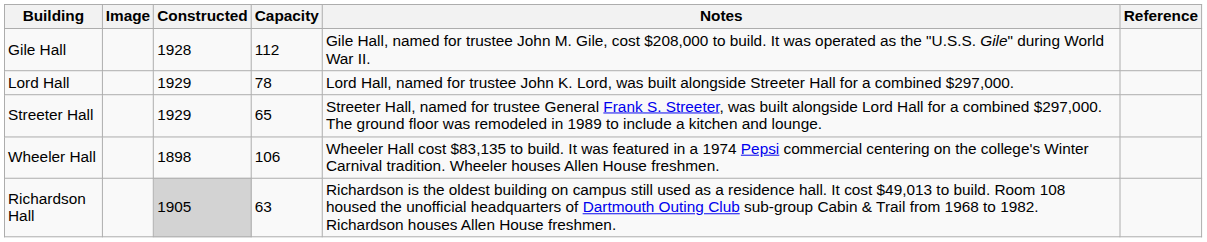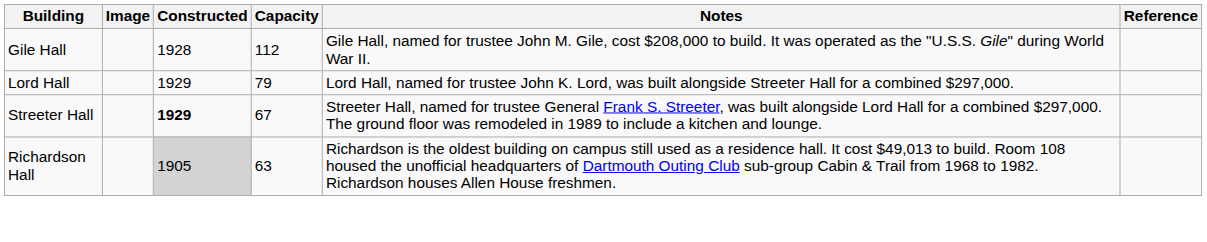(263, 82) 78 -> (263, 82) 79
(174, 115) normal -> (174, 115) bold
(263, 115) 65 -> (263, 115) 67
- row: (52, 157)
